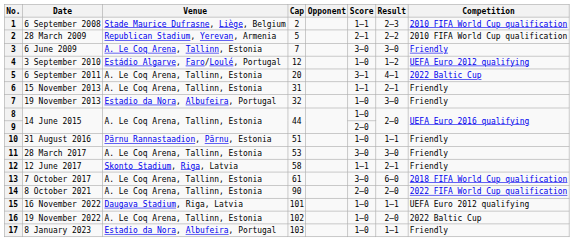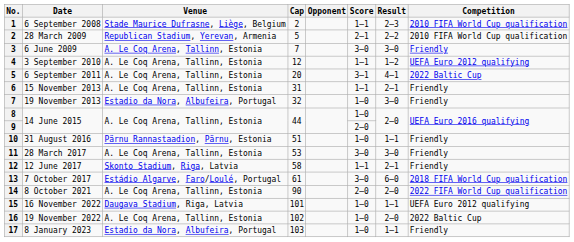(193, 62) Estádio Algarve, Faro/Loulé, Portugal -> (183, 62) A. Le Coq Arena, Tallinn, Estonia
(362, 62) 1–0 -> (362, 62) 1–1
(183, 179) A. Le Coq Arena, Tallinn, Estonia -> (193, 179) Estádio Algarve, Faro/Loulé, Portugal
